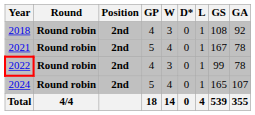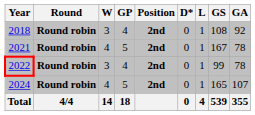columns swapped: (120, 13) <-> (169, 13)
